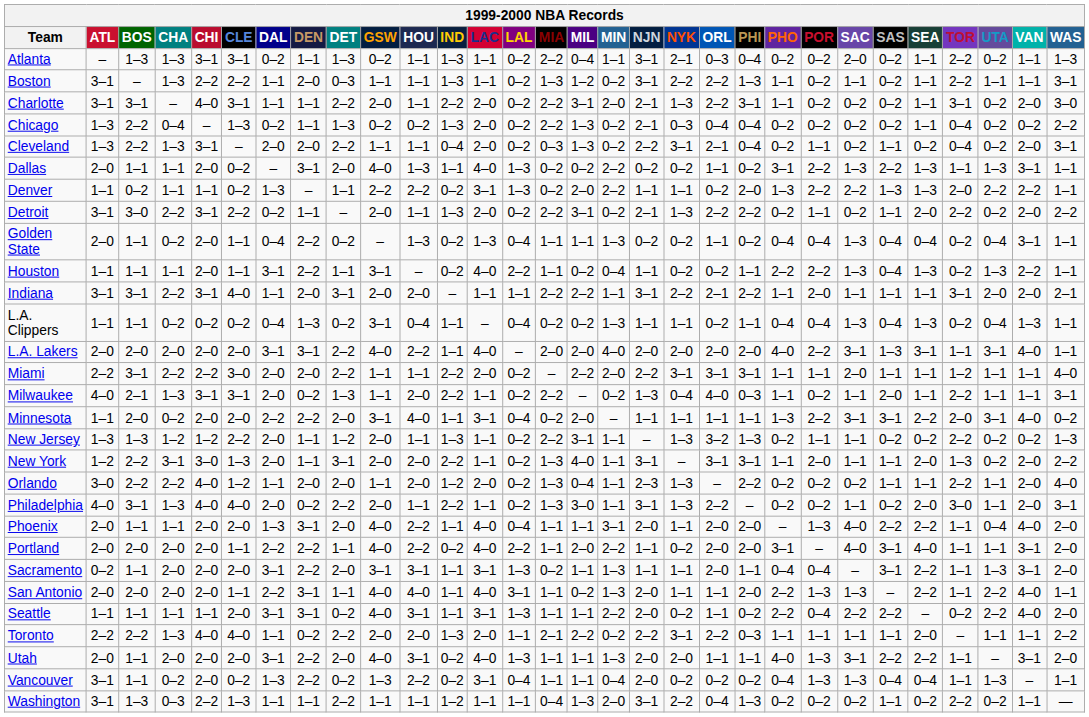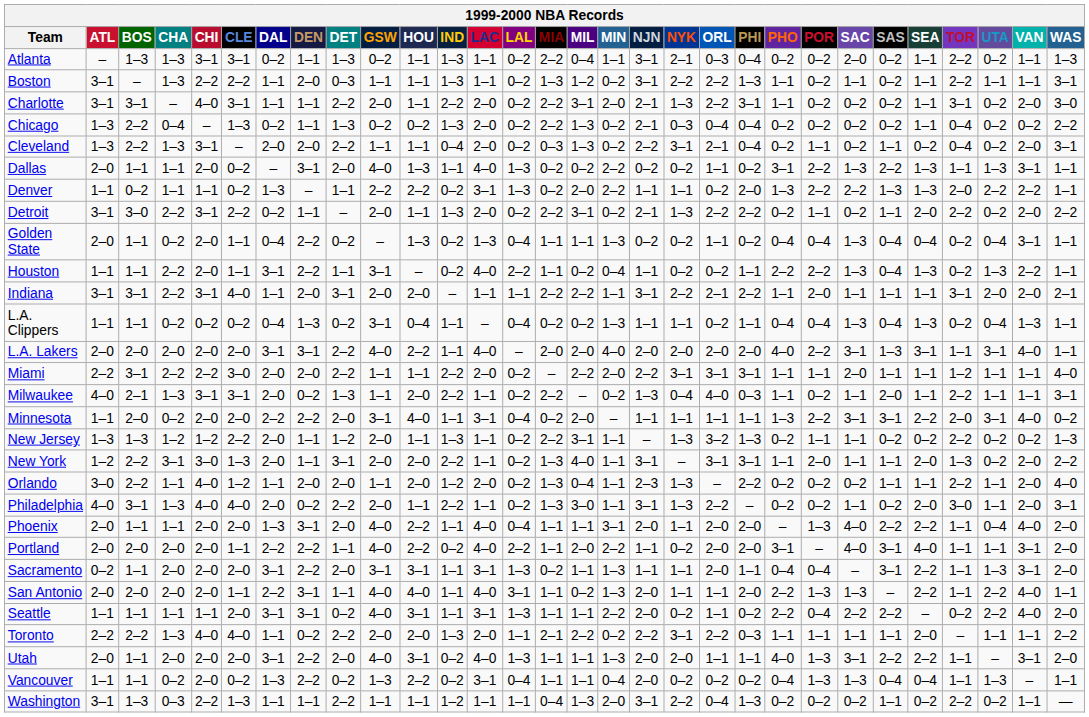(173, 271) 1–1 -> (173, 271) 2–2
(173, 483) 2–2 -> (173, 483) 1–1
(102, 680) 3–1 -> (102, 680) 1–1
